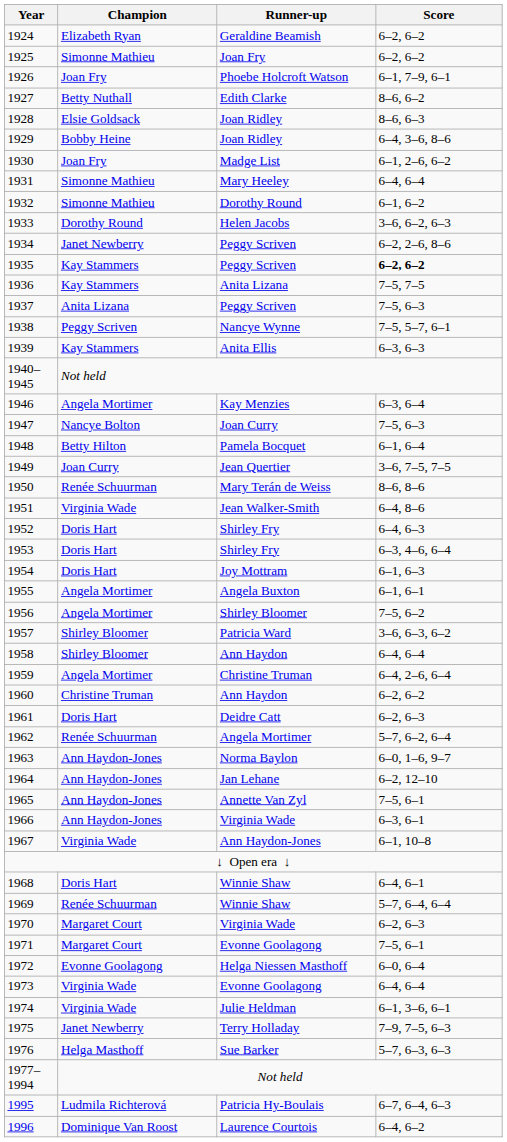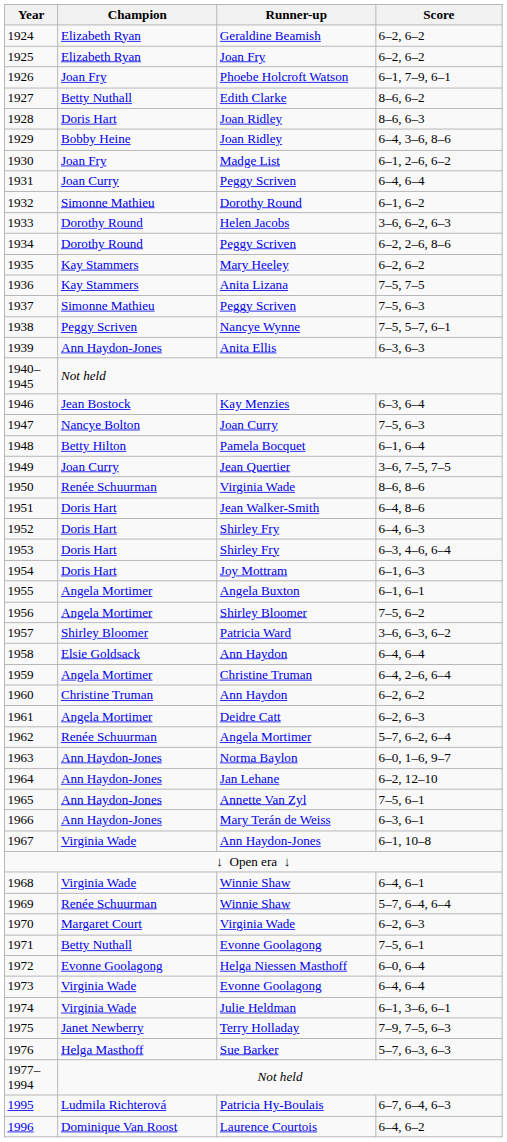(108, 56) Simonne Mathieu -> (101, 56) Elizabeth Ryan
(100, 118) Elsie Goldsack -> (89, 118) Doris Hart
(108, 181) Simonne Mathieu -> (90, 181) Joan Curry
(254, 181) Mary Heeley -> (258, 181) Peggy Scriven
(102, 243) Janet Newberry -> (102, 243) Dorothy Round
(258, 264) Peggy Scriven -> (254, 264) Mary Heeley
(402, 264) bold -> (402, 264) normal
(95, 306) Anita Lizana -> (108, 306) Simonne Mathieu
(100, 347) Kay Stammers -> (111, 347) Ann Haydon-Jones
(107, 404) Angela Mortimer -> (96, 404) Jean Bostock
(275, 487) Mary Terán de Weiss -> (257, 487) Virginia Wade
(99, 508) Virginia Wade -> (89, 508) Doris Hart
(104, 653) Shirley Bloomer -> (100, 653) Elsie Goldsack
(89, 716) Doris Hart -> (107, 716) Angela Mortimer
(257, 820) Virginia Wade -> (275, 820) Mary Terán de Weiss
(89, 882) Doris Hart -> (99, 882) Virginia Wade
(101, 945) Margaret Court -> (96, 945) Betty Nuthall
